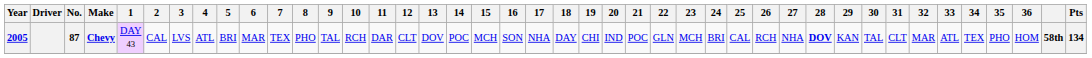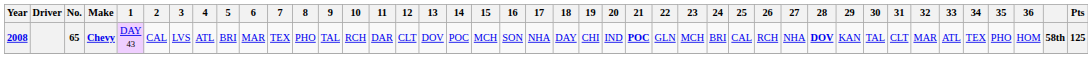(17, 37) 2005 -> (17, 37) 2008
(74, 37) 87 -> (74, 37) 65
(638, 37) normal -> (639, 37) bold
(1076, 37) 134 -> (1078, 37) 125
